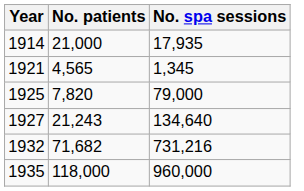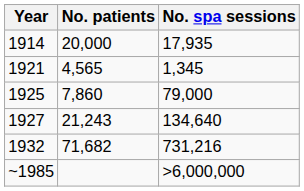(77, 43) 21,000 -> (87, 43) 20,000
(73, 95) 7,820 -> (82, 95) 7,860
- row: (26, 172)
+ row: (31, 172)
